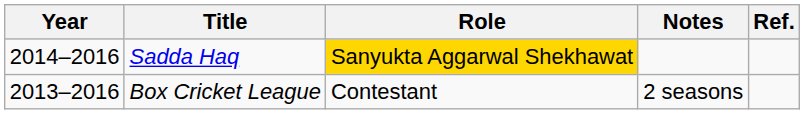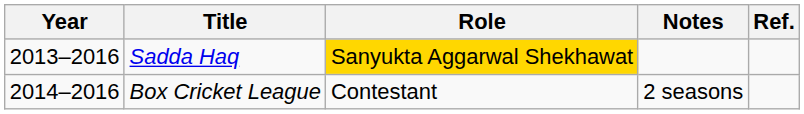(65, 56) 2014–2016 -> (65, 56) 2013–2016
(65, 91) 2013–2016 -> (65, 91) 2014–2016
